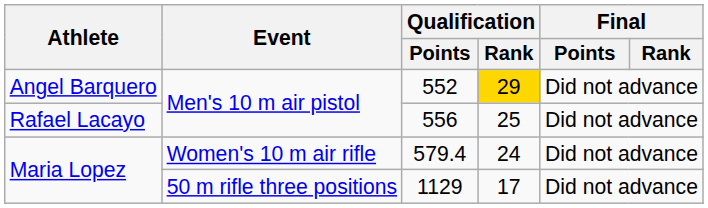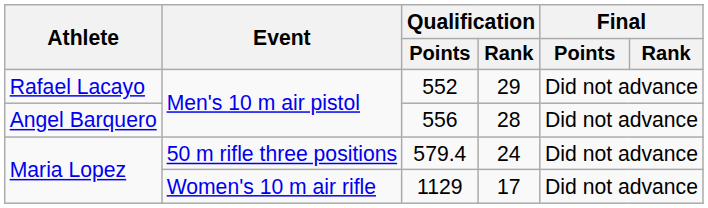(83, 87) Angel Barquero -> (77, 87) Rafael Lacayo
(509, 87) gold background -> (509, 87) no background
(77, 120) Rafael Lacayo -> (83, 120) Angel Barquero
(509, 120) 25 -> (509, 120) 28
(271, 154) Women's 10 m air rifle -> (282, 154) 50 m rifle three positions
(282, 187) 50 m rifle three positions -> (271, 187) Women's 10 m air rifle
